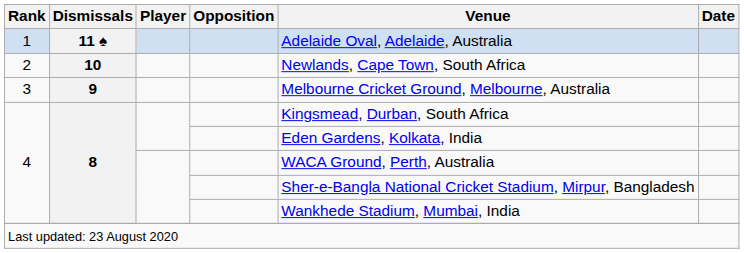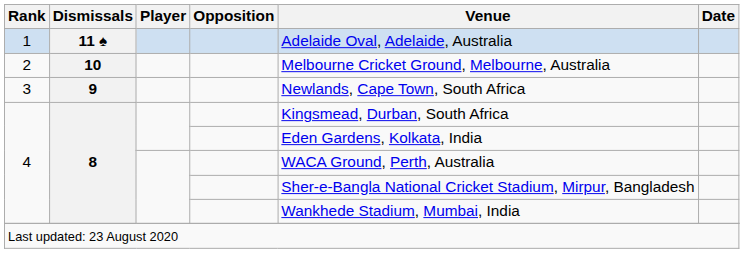(403, 65) Newlands, Cape Town, South Africa -> (446, 65) Melbourne Cricket Ground, Melbourne, Australia
(446, 89) Melbourne Cricket Ground, Melbourne, Australia -> (403, 89) Newlands, Cape Town, South Africa
